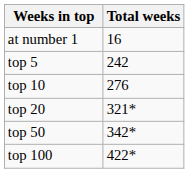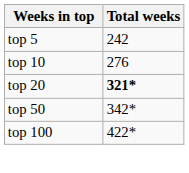- row: (43, 39)
(121, 109) normal -> (121, 86) bold
